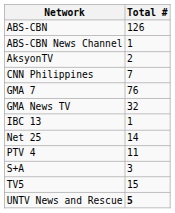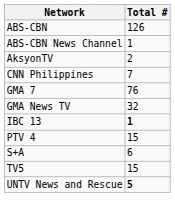(130, 122) normal -> (130, 122) bold
- row: (24, 138)
(133, 153) 11 -> (133, 138) 15
(130, 169) 3 -> (130, 153) 6
